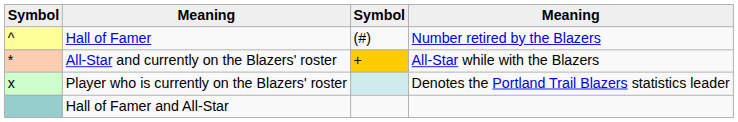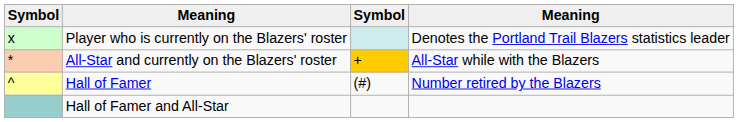rows swapped: (108, 38) <-> (206, 83)
